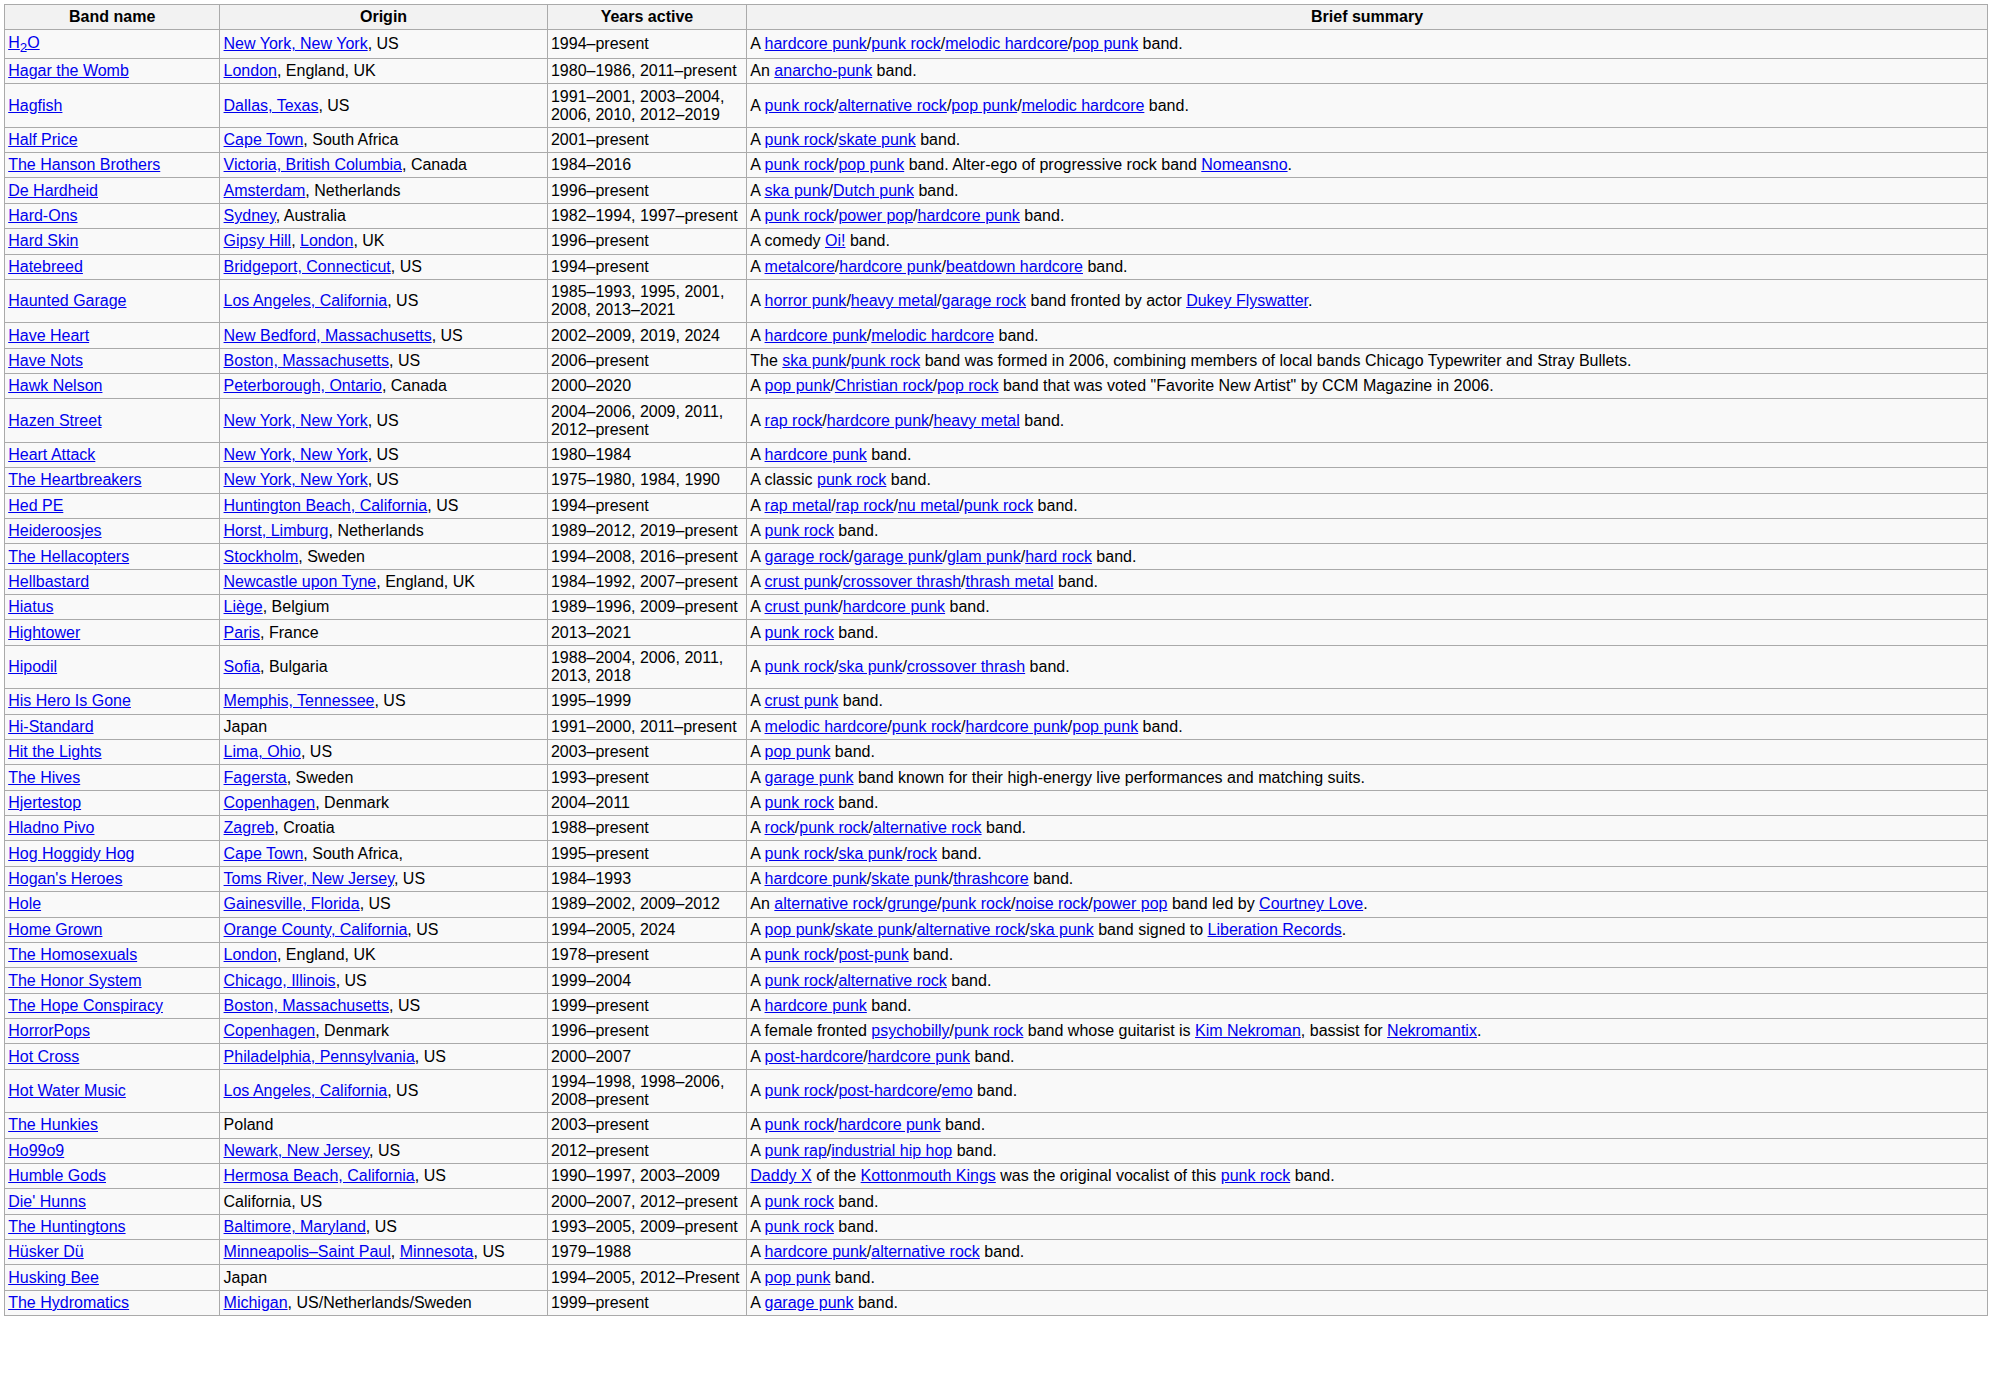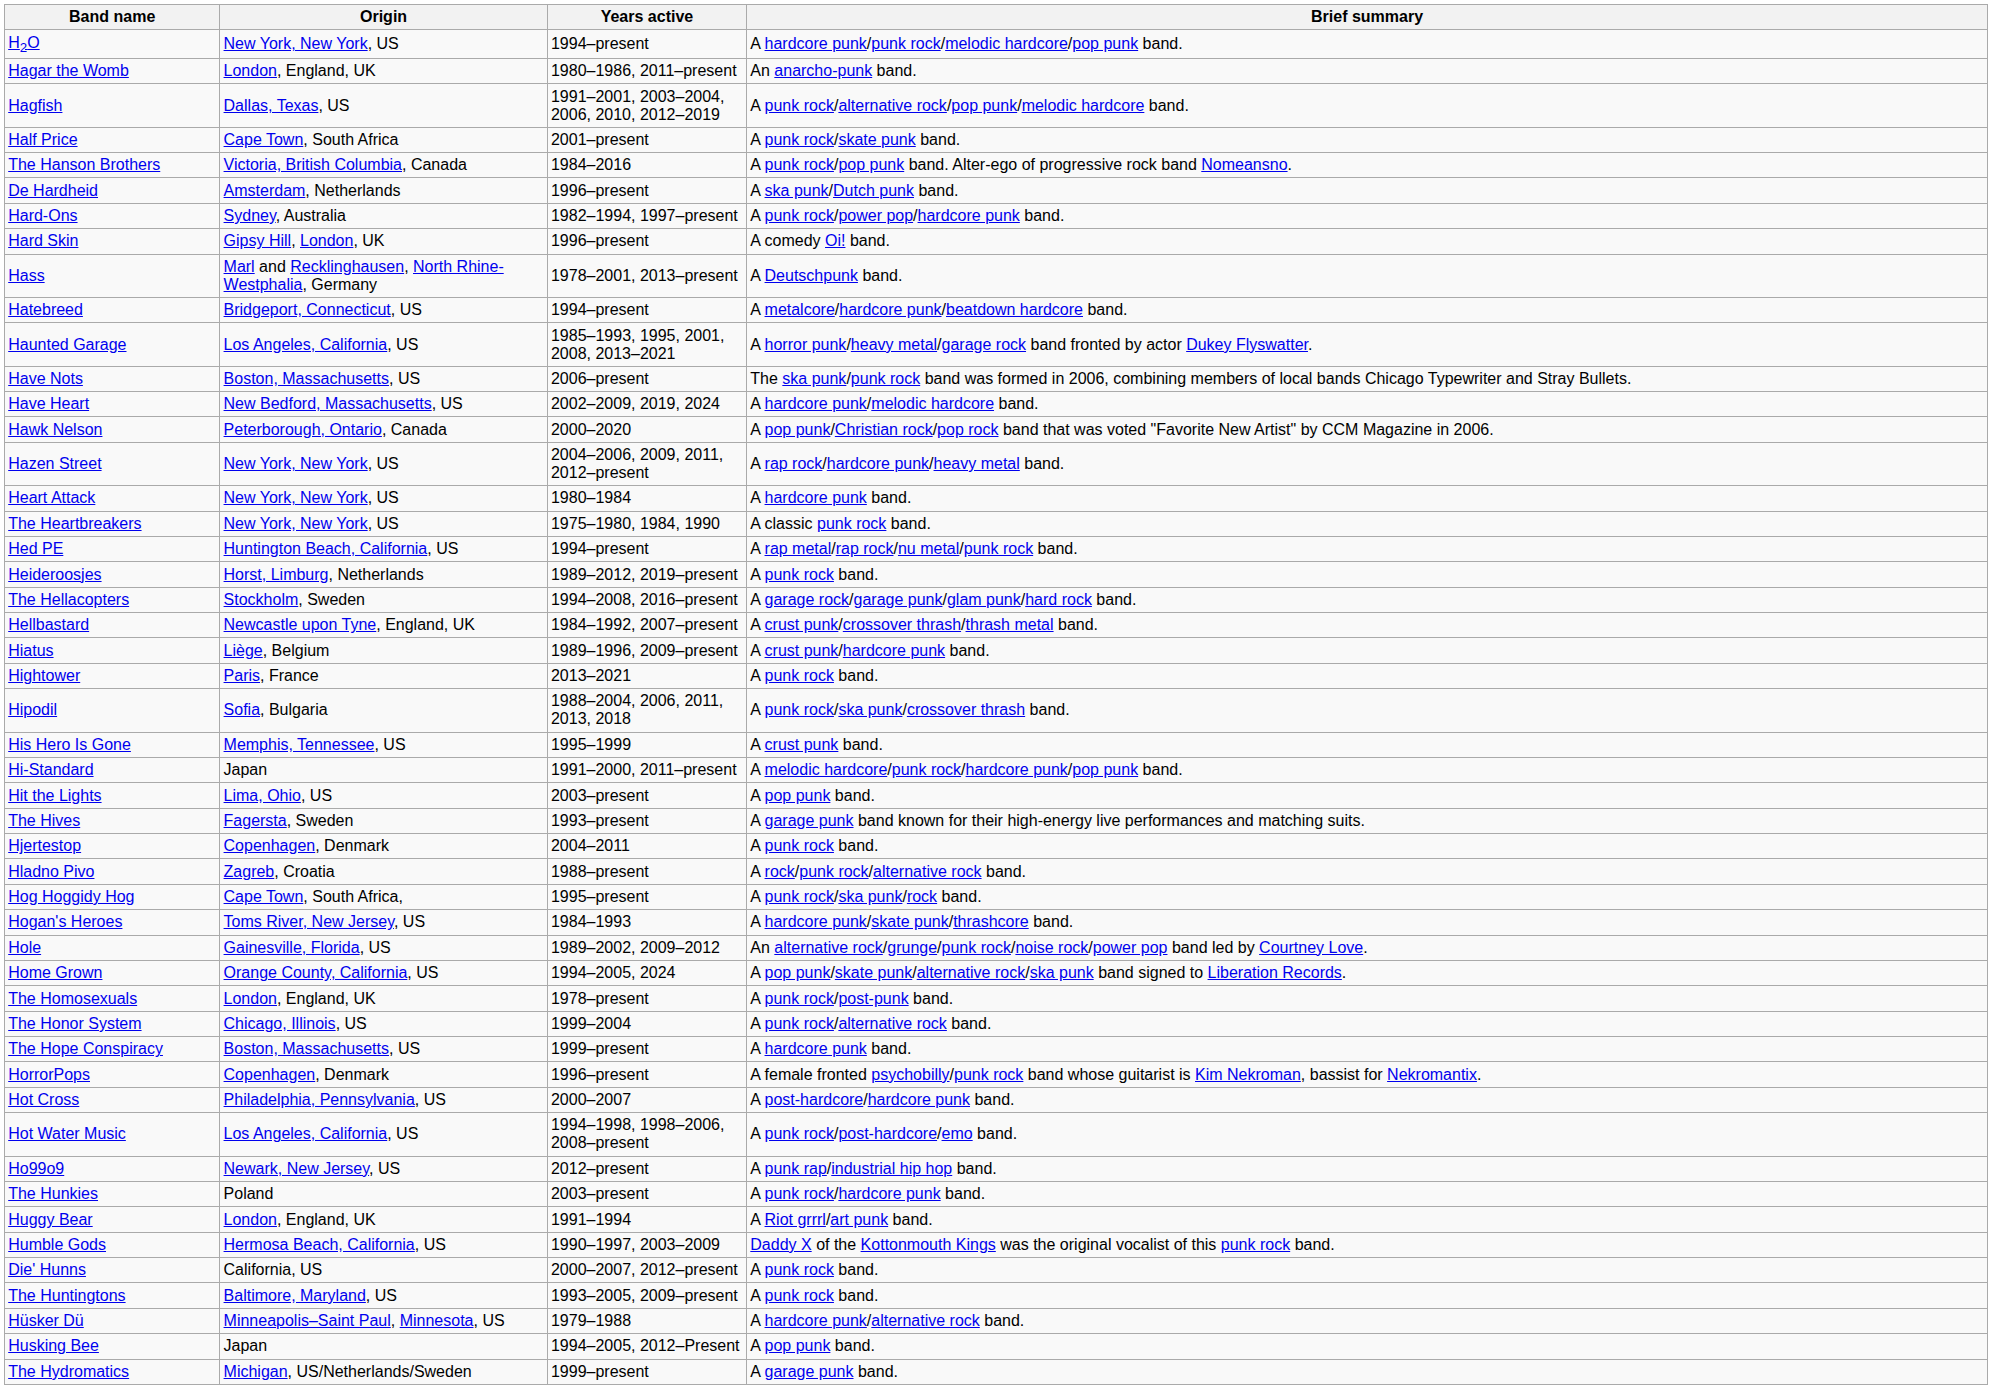+ row: (26, 275)
rows swapped: (49, 335) <-> (46, 360)
rows swapped: (36, 1150) <-> (53, 1125)
+ row: (50, 1219)
